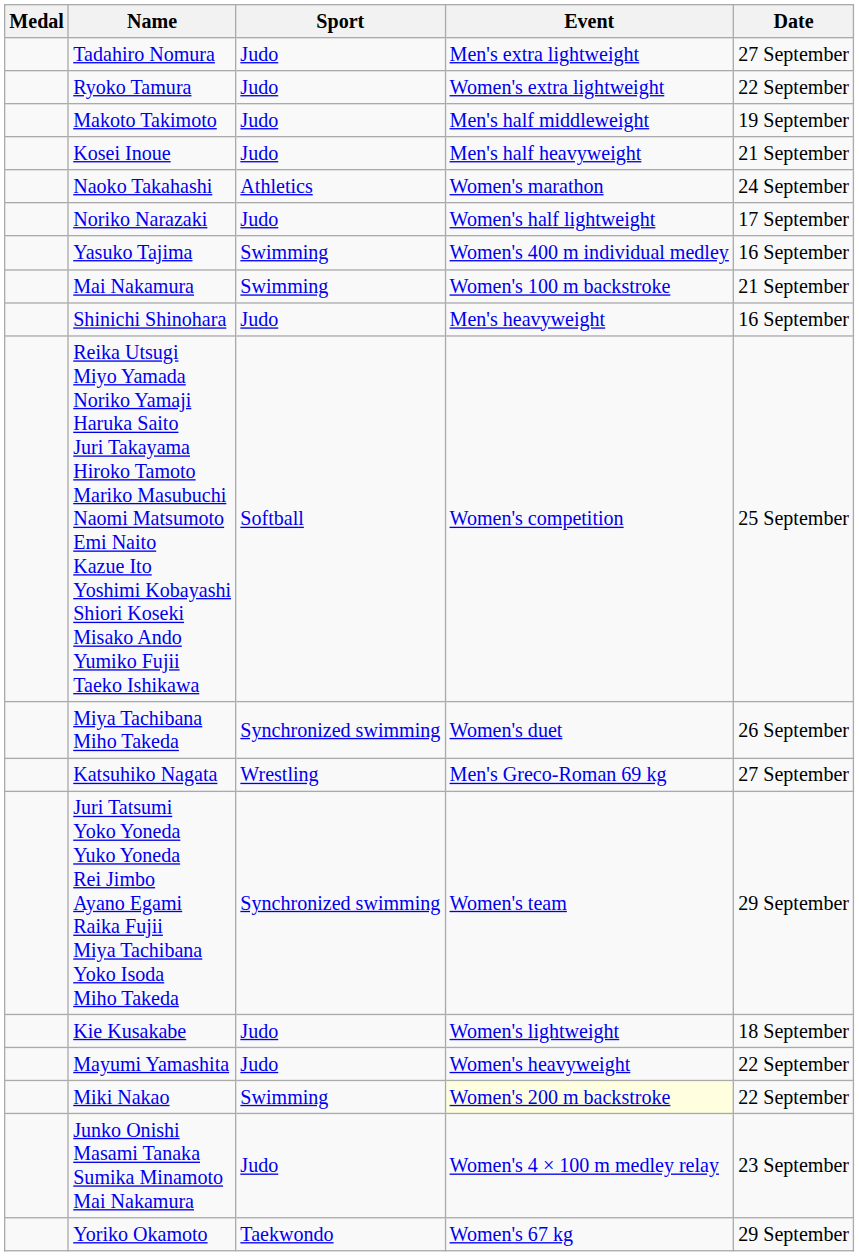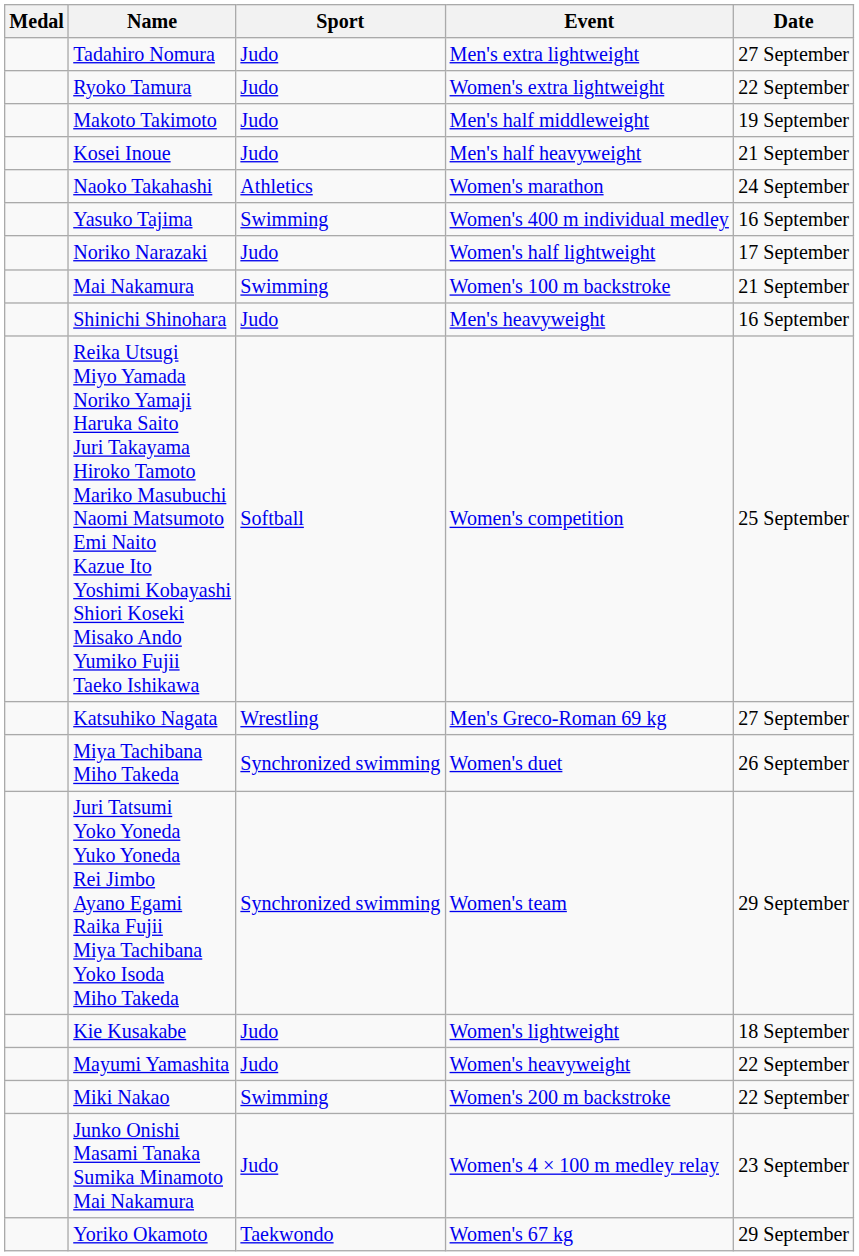rows swapped: (133, 252) <-> (140, 219)
rows swapped: (138, 729) <-> (145, 774)
(560, 1097) lightyellow background -> (560, 1097) no background
